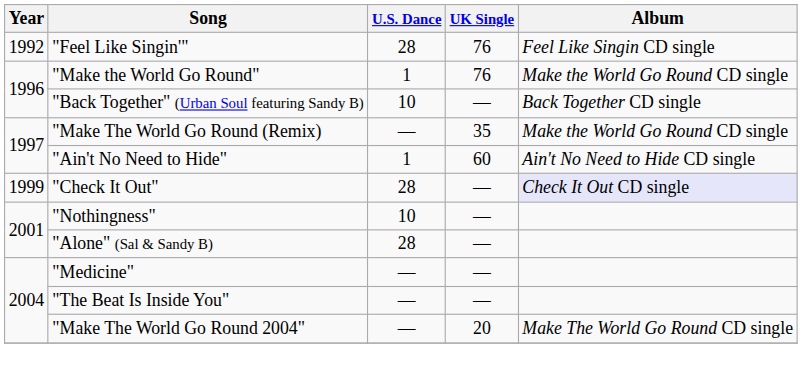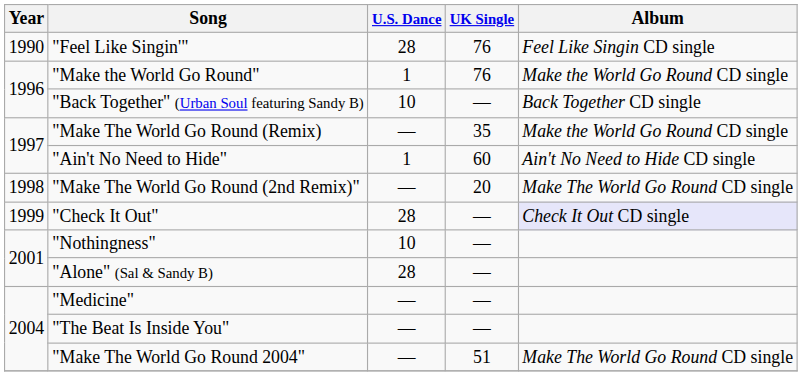(26, 46) 1992 -> (26, 46) 1990
+ row: (206, 187)
(482, 328) 20 -> (482, 356) 51
